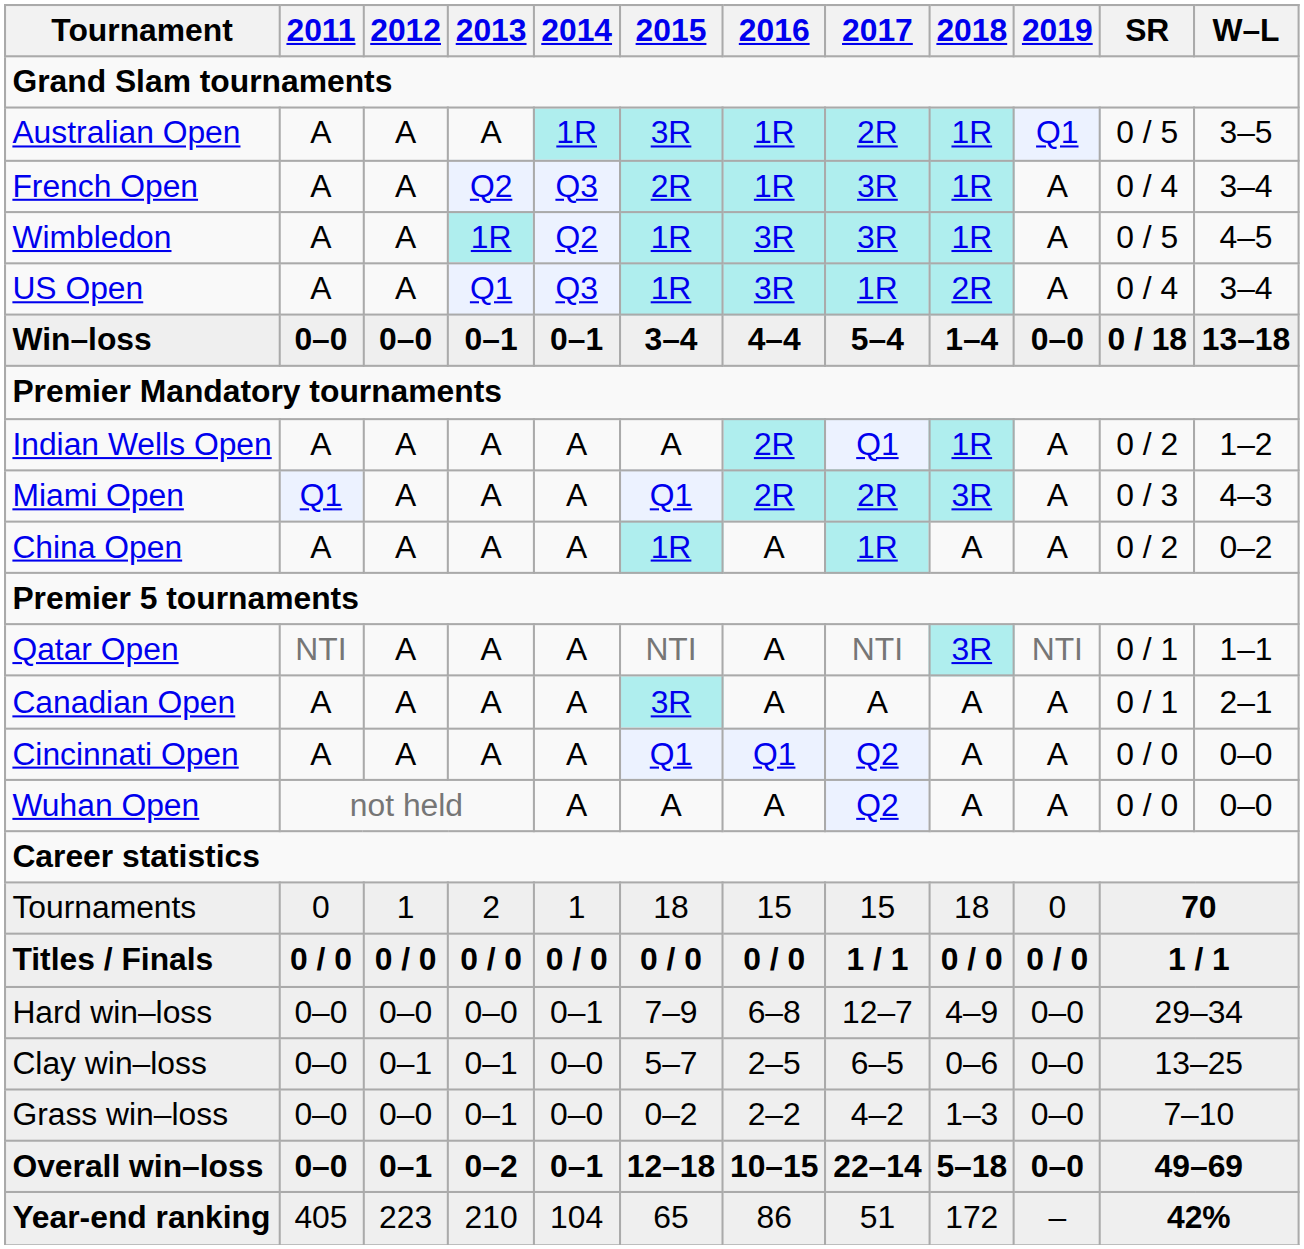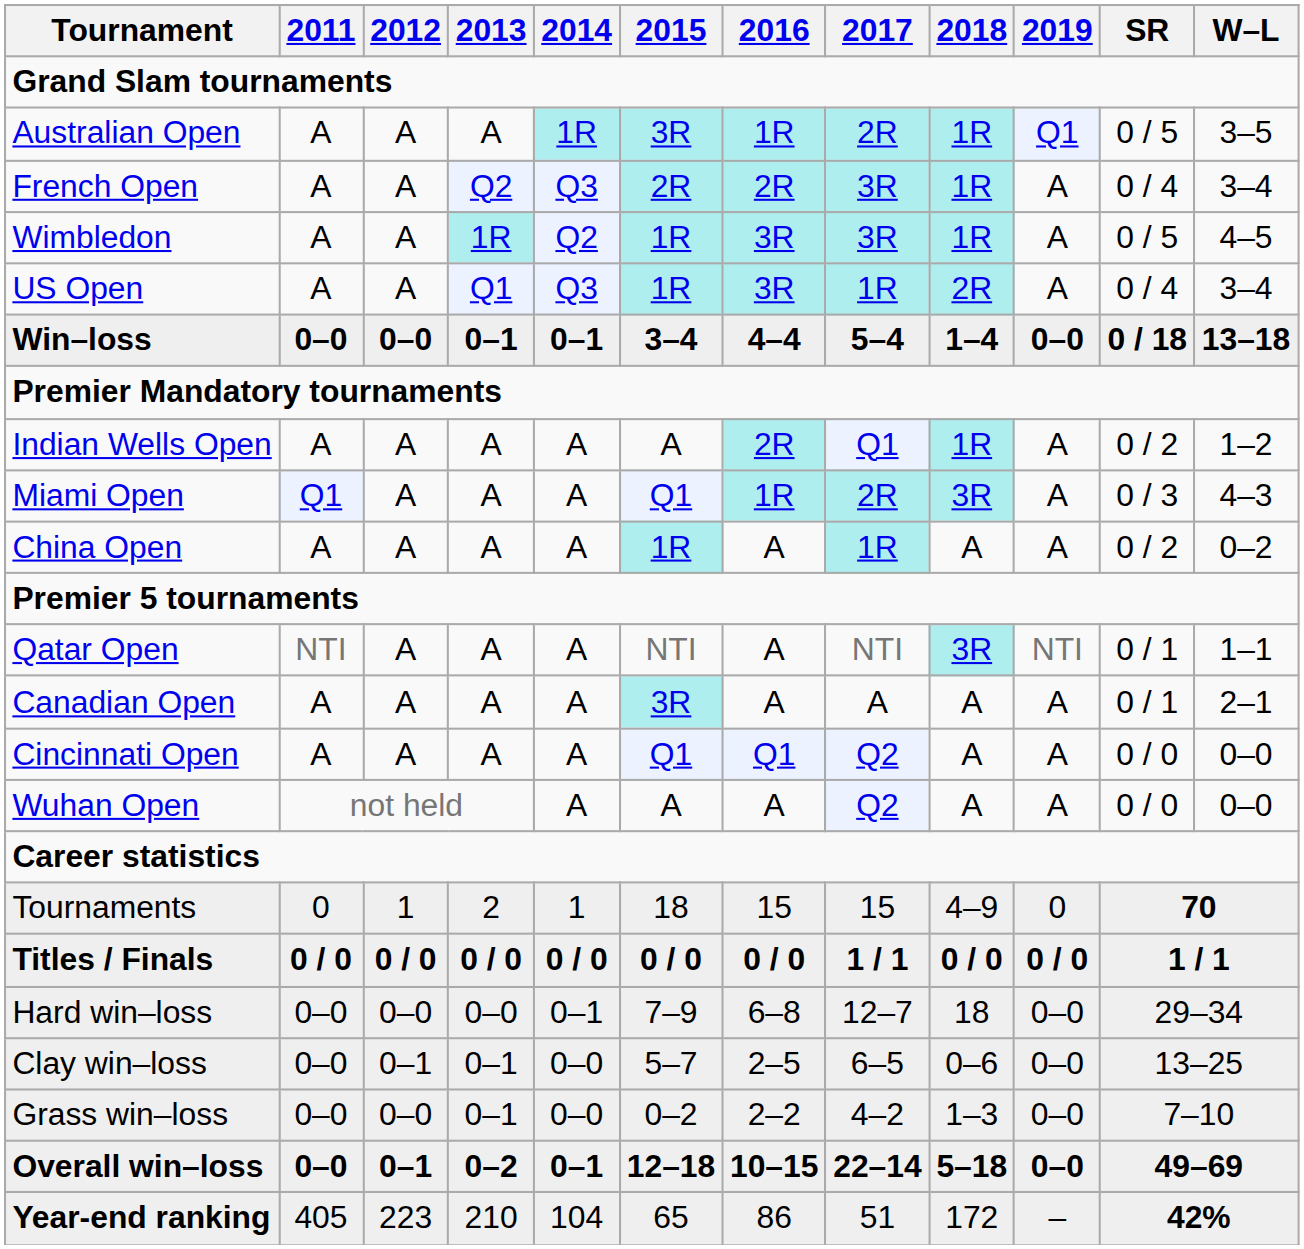(774, 184) 1R -> (774, 184) 2R
(774, 494) 2R -> (774, 494) 1R
(972, 907) 18 -> (972, 907) 4–9
(972, 1010) 4–9 -> (972, 1010) 18
